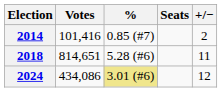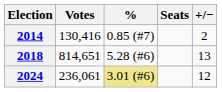(80, 35) 101,416 -> (80, 35) 130,416
(204, 55) 11 -> (204, 55) 13
(80, 76) 434,086 -> (80, 76) 236,061
